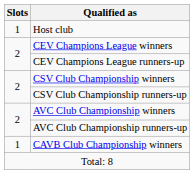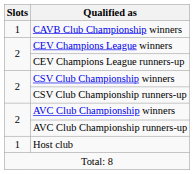rows swapped: (53, 29) <-> (107, 144)
